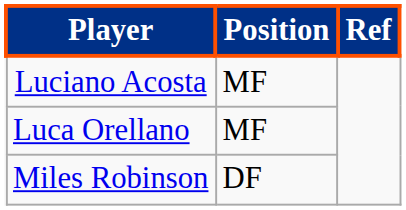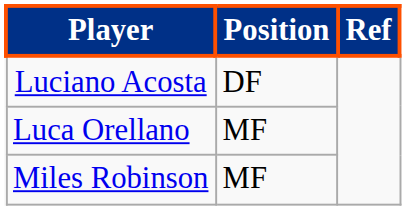(245, 81) MF -> (242, 81) DF
(242, 178) DF -> (245, 178) MF
